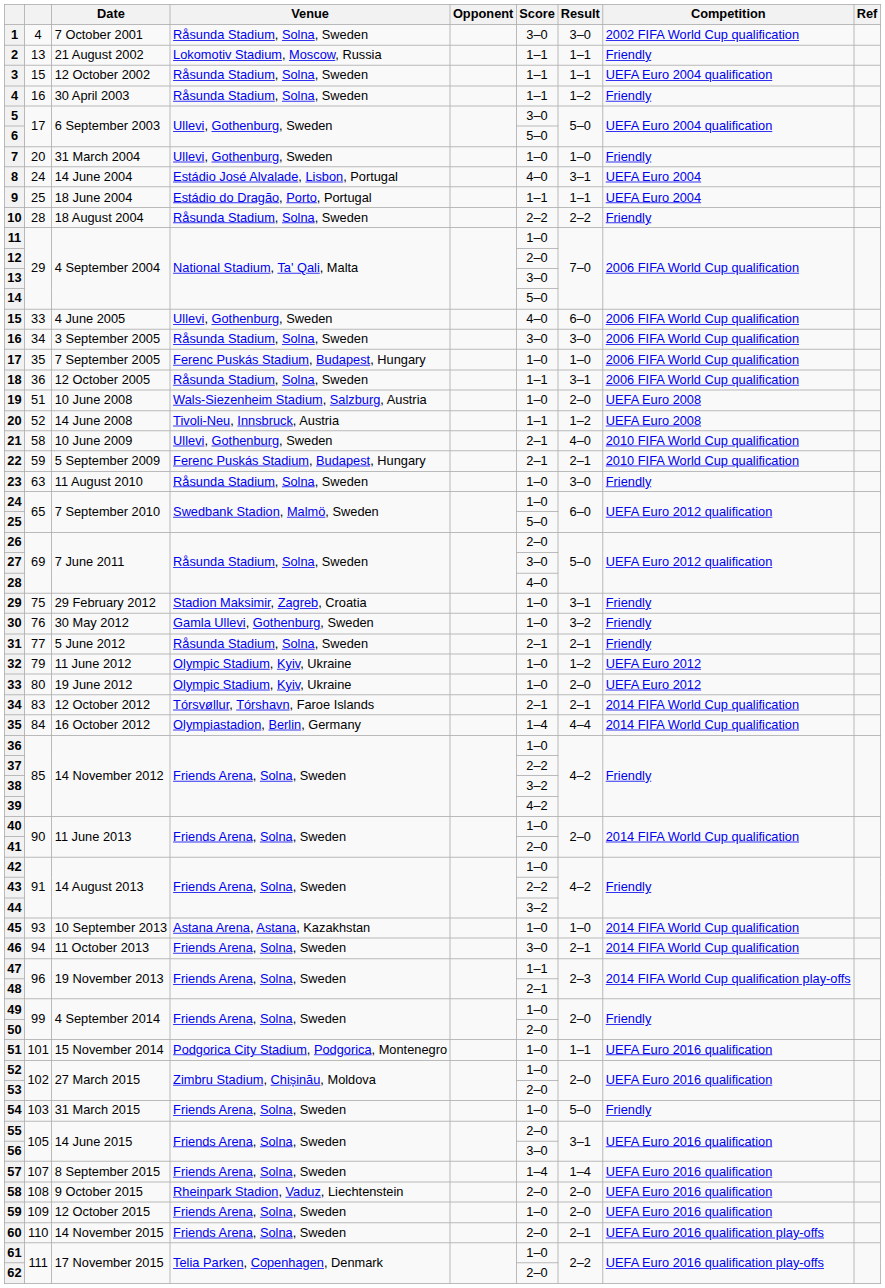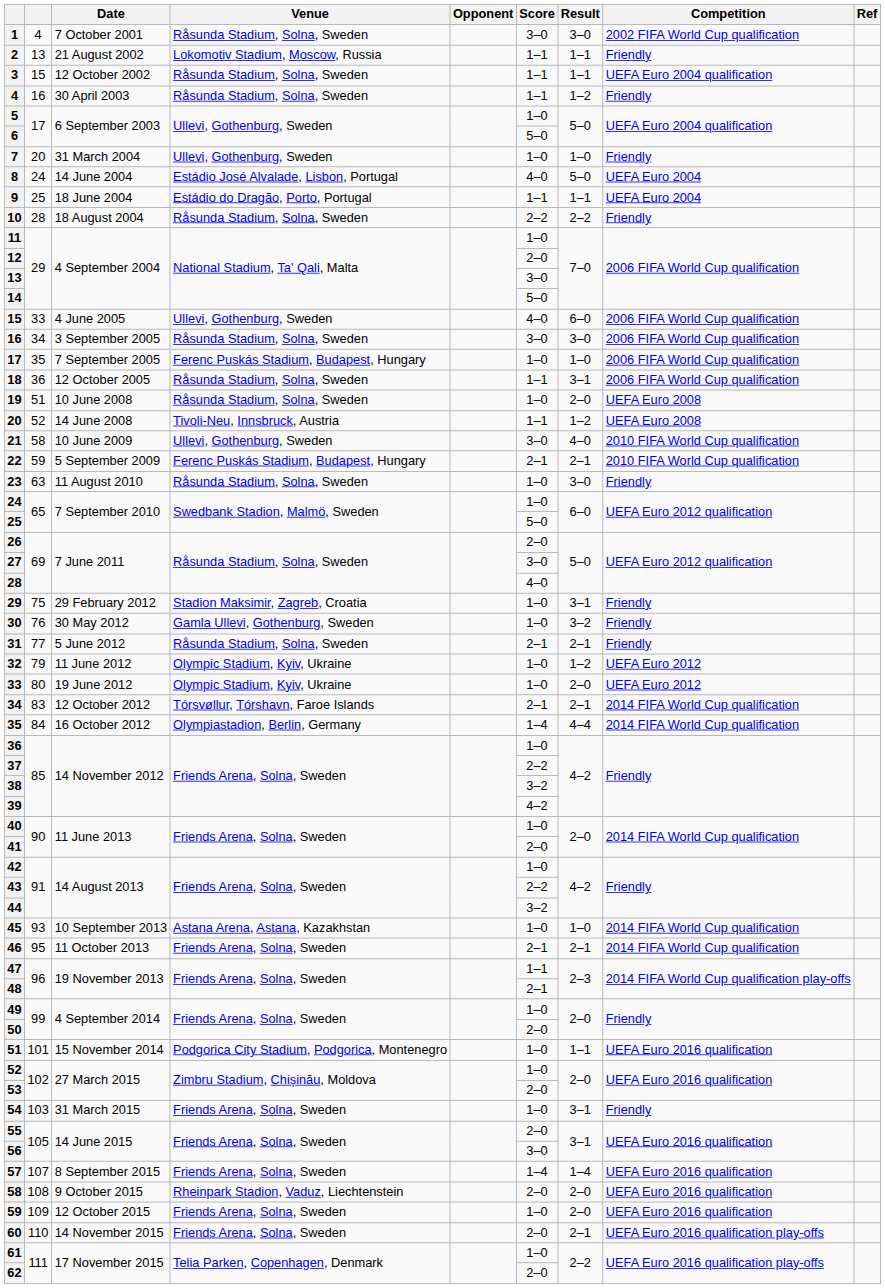(537, 116) 3–0 -> (537, 116) 1–0
(580, 177) 3–1 -> (580, 177) 5–0
(300, 400) Wals-Siezenheim Stadium, Salzburg, Austria -> (271, 400) Råsunda Stadium, Solna, Sweden
(537, 440) 2–1 -> (537, 440) 3–0
(38, 948) 94 -> (38, 948) 95
(537, 948) 3–0 -> (537, 948) 2–1
(580, 1110) 5–0 -> (580, 1110) 3–1
